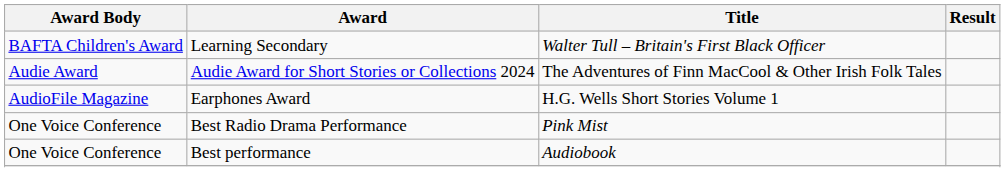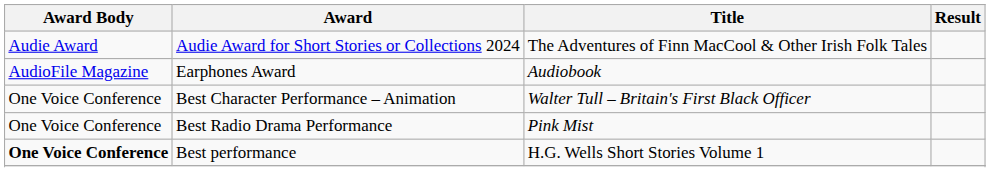- row: (259, 44)
(661, 98) H.G. Wells Short Stories Volume 1 -> (564, 71) Audiobook
+ row: (316, 98)
(85, 152) normal -> (88, 152) bold
(579, 152) Audiobook -> (646, 152) H.G. Wells Short Stories Volume 1
